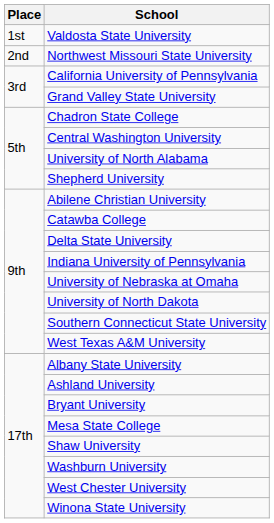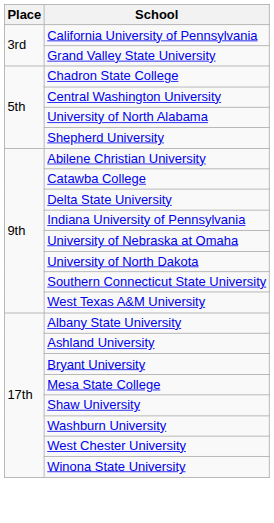- row: (119, 35)
- row: (150, 55)
